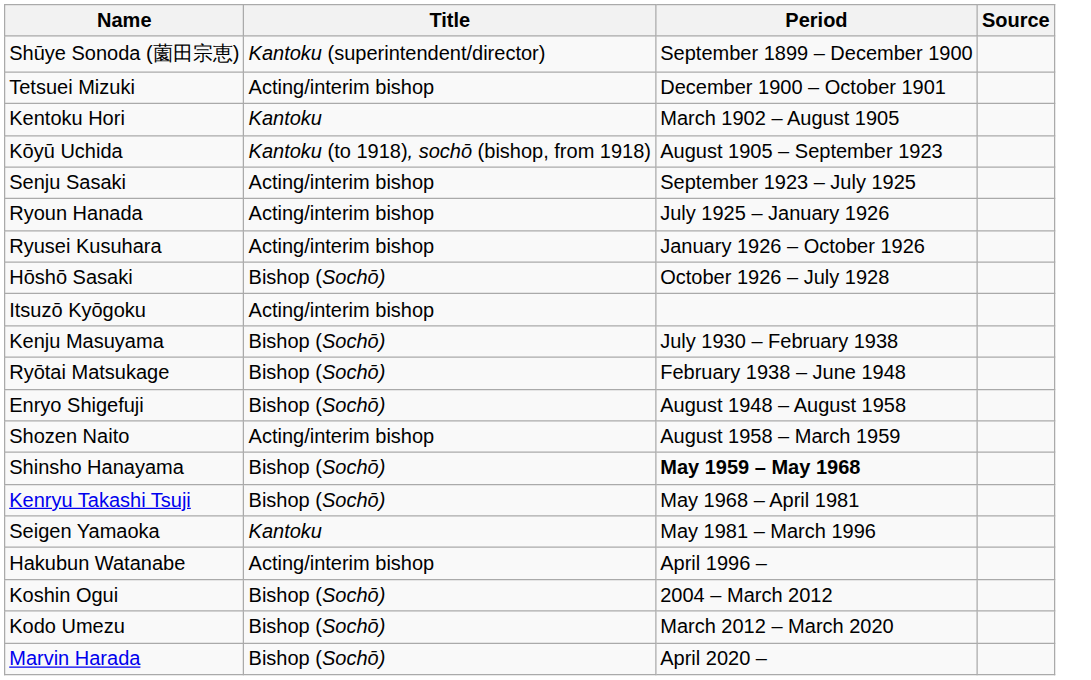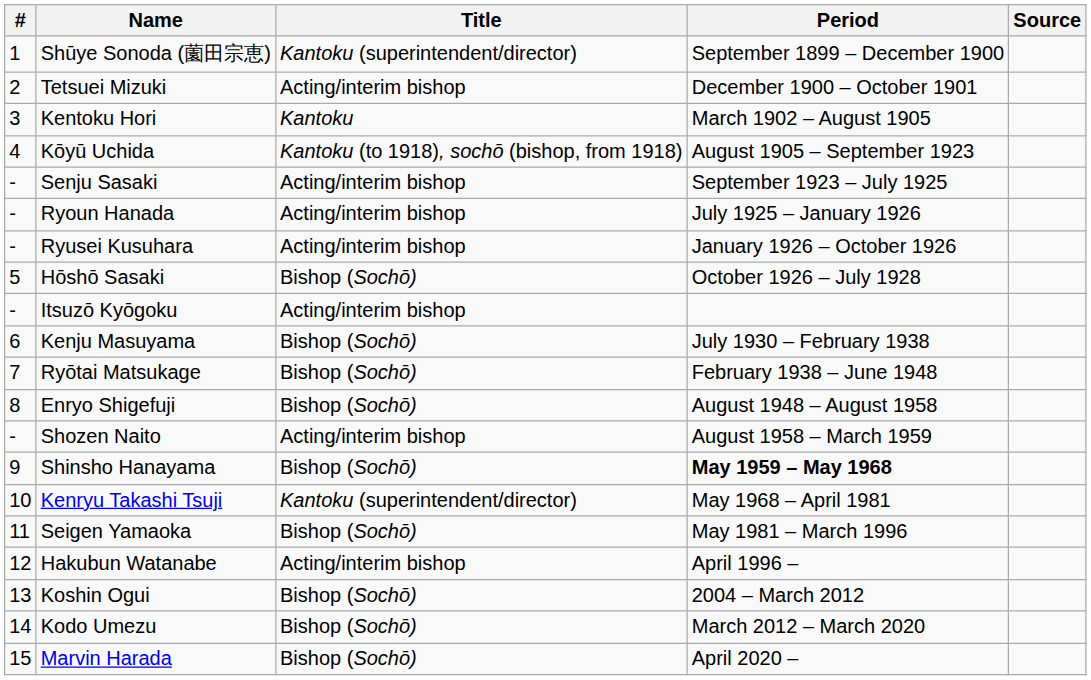+ column: (20, 20)
(317, 499) Bishop (Sochō) -> (428, 499) Kantoku (superintendent/director)
(285, 531) Kantoku -> (348, 531) Bishop (Sochō)
